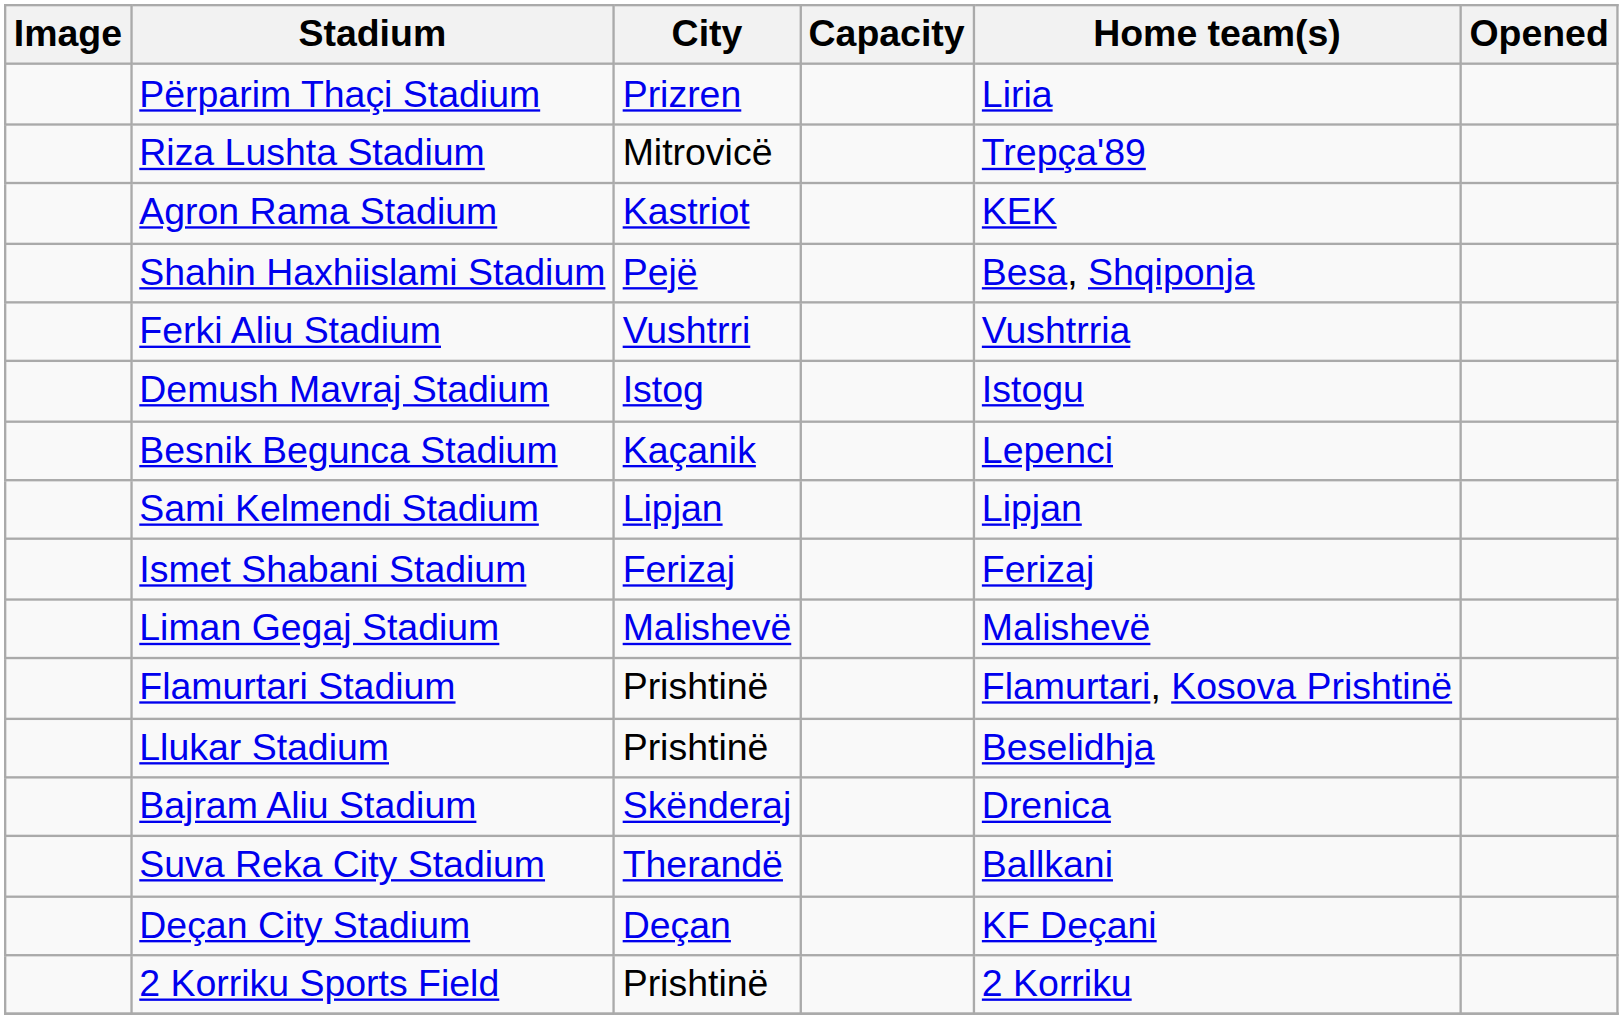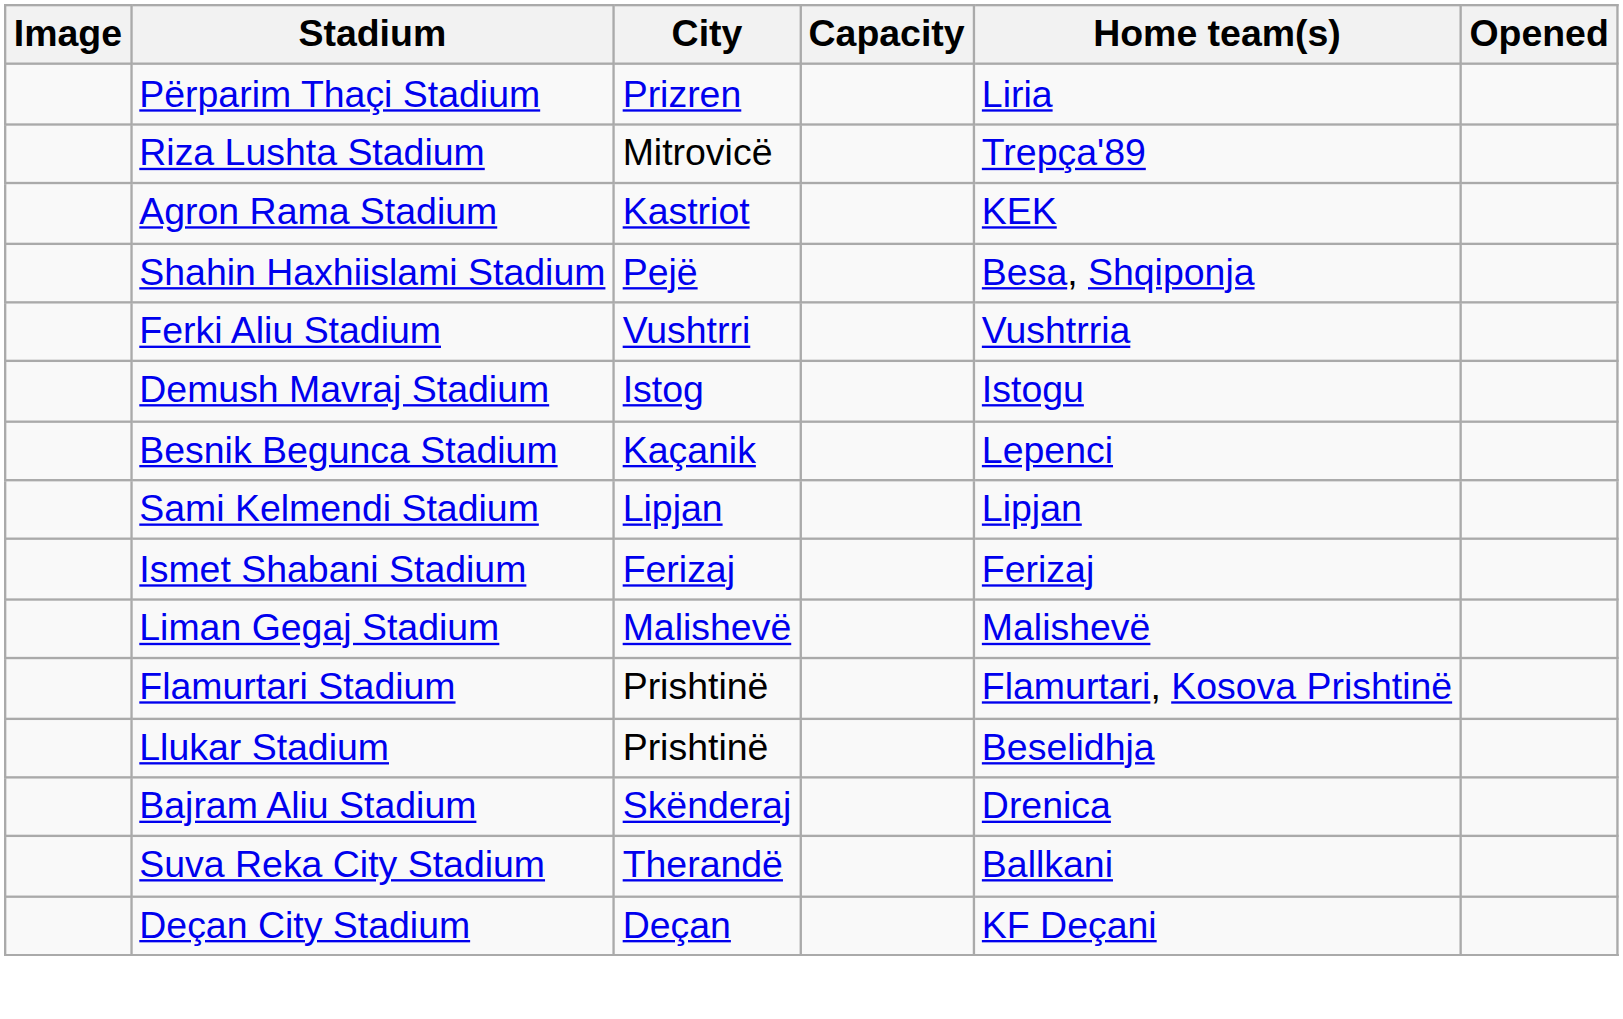- row: (319, 984)
